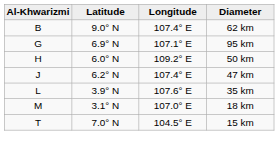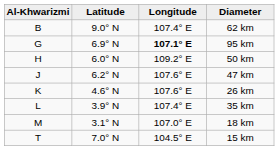(173, 43) normal -> (173, 43) bold
(173, 75) 107.4° E -> (173, 75) 107.6° E
+ row: (240, 91)
(173, 91) 107.6° E -> (173, 106) 107.4° E
